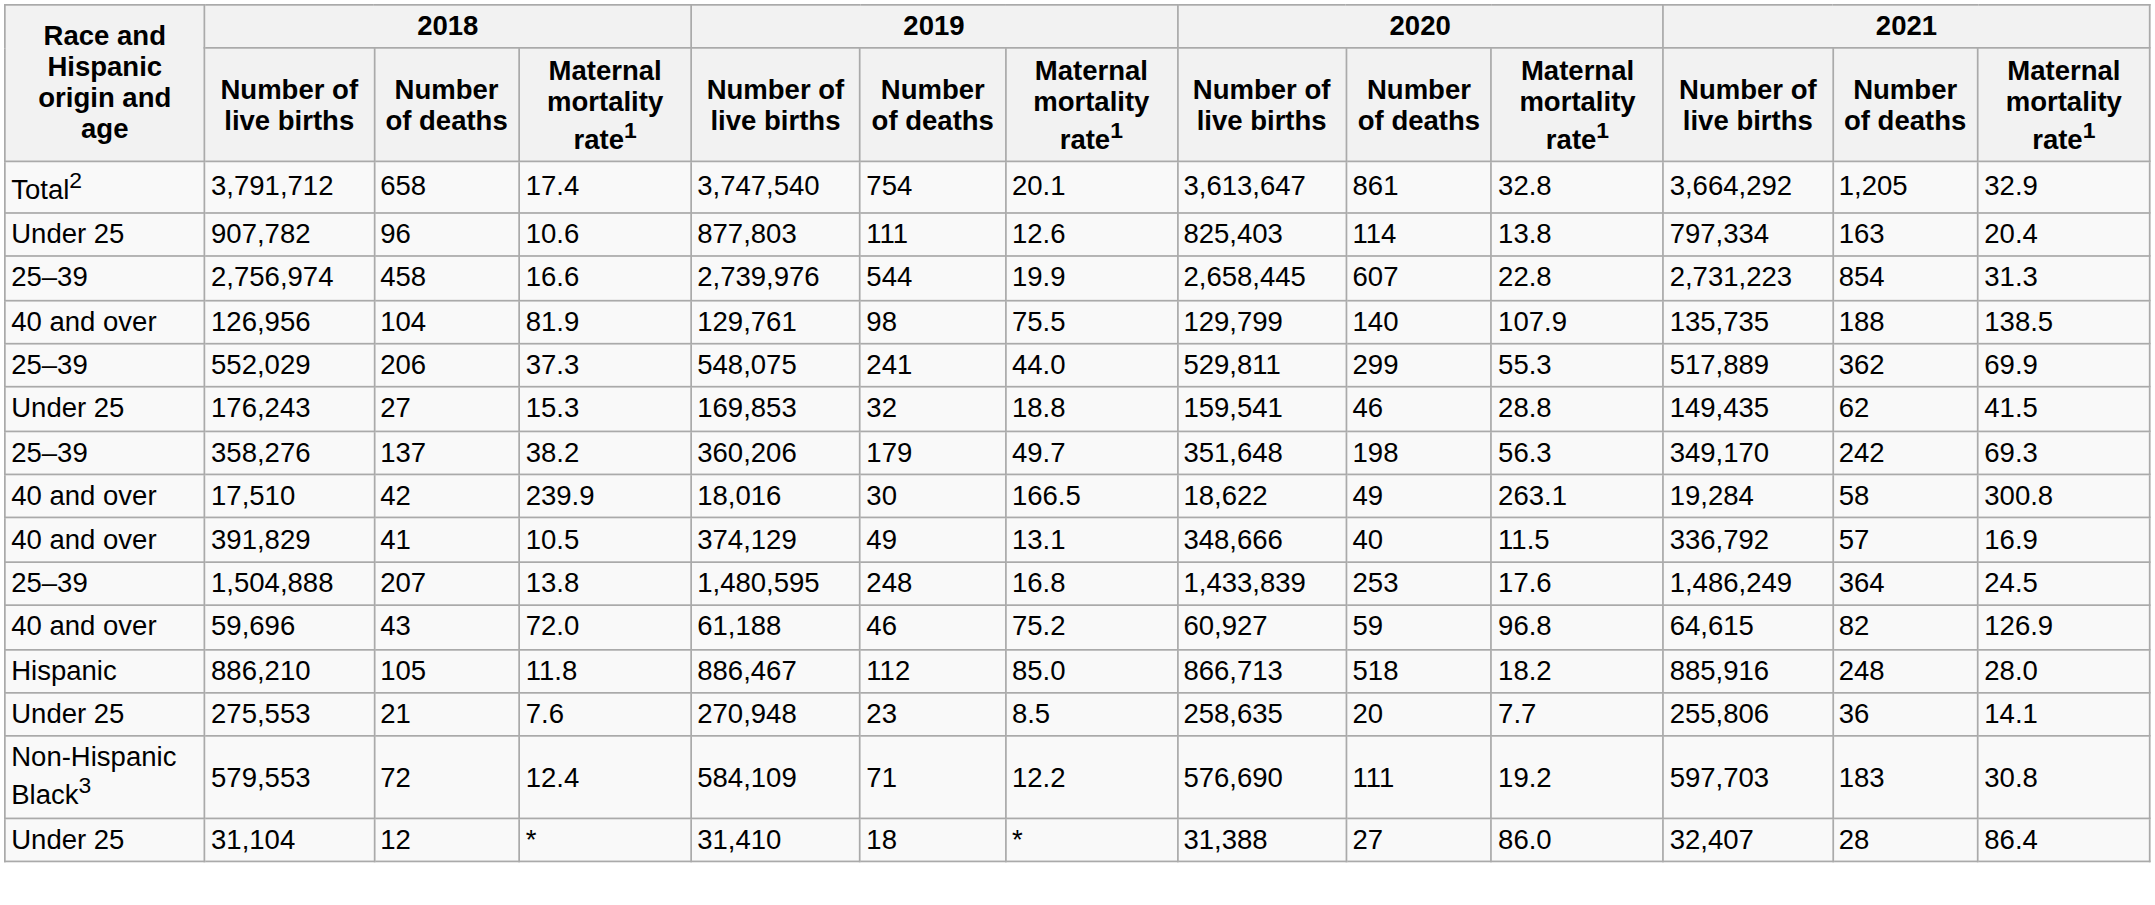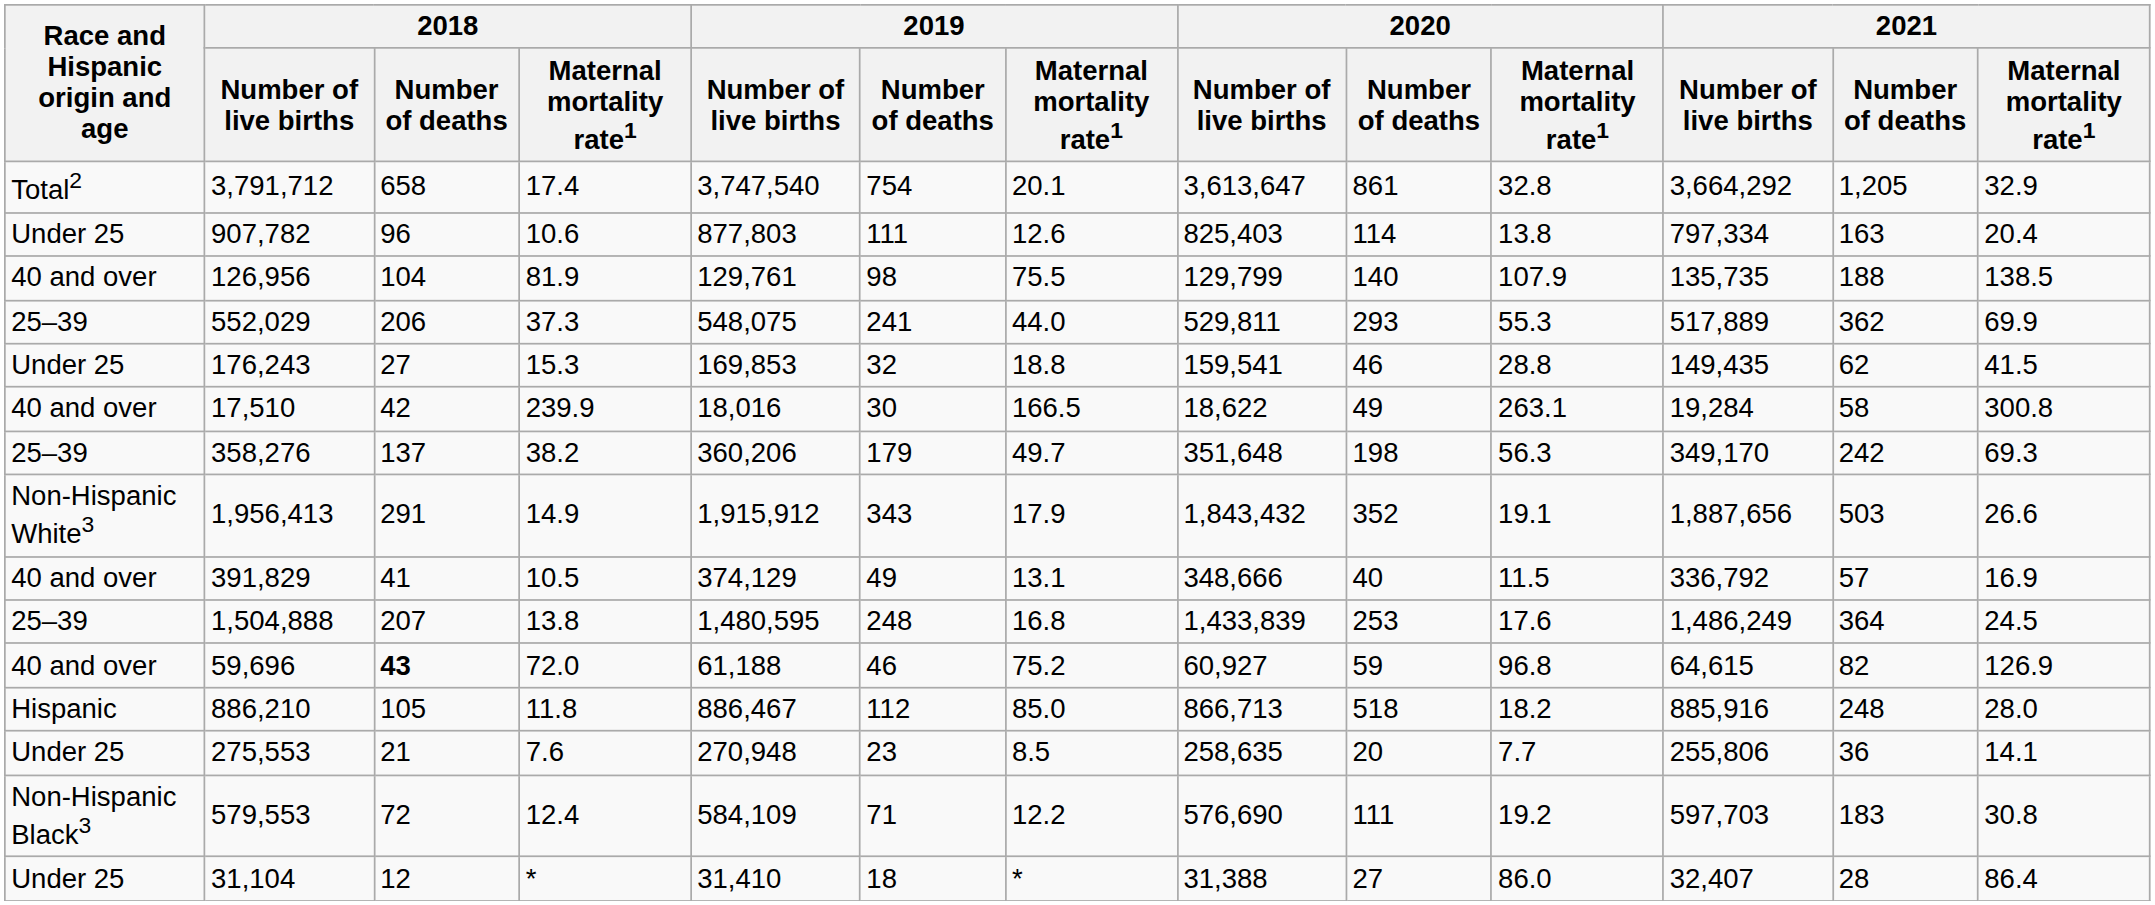- row: (272, 277)
(1375, 365) 299 -> (1375, 321) 293
rows swapped: (261, 452) <-> (253, 495)
+ row: (272, 515)
(395, 626) normal -> (395, 665) bold
